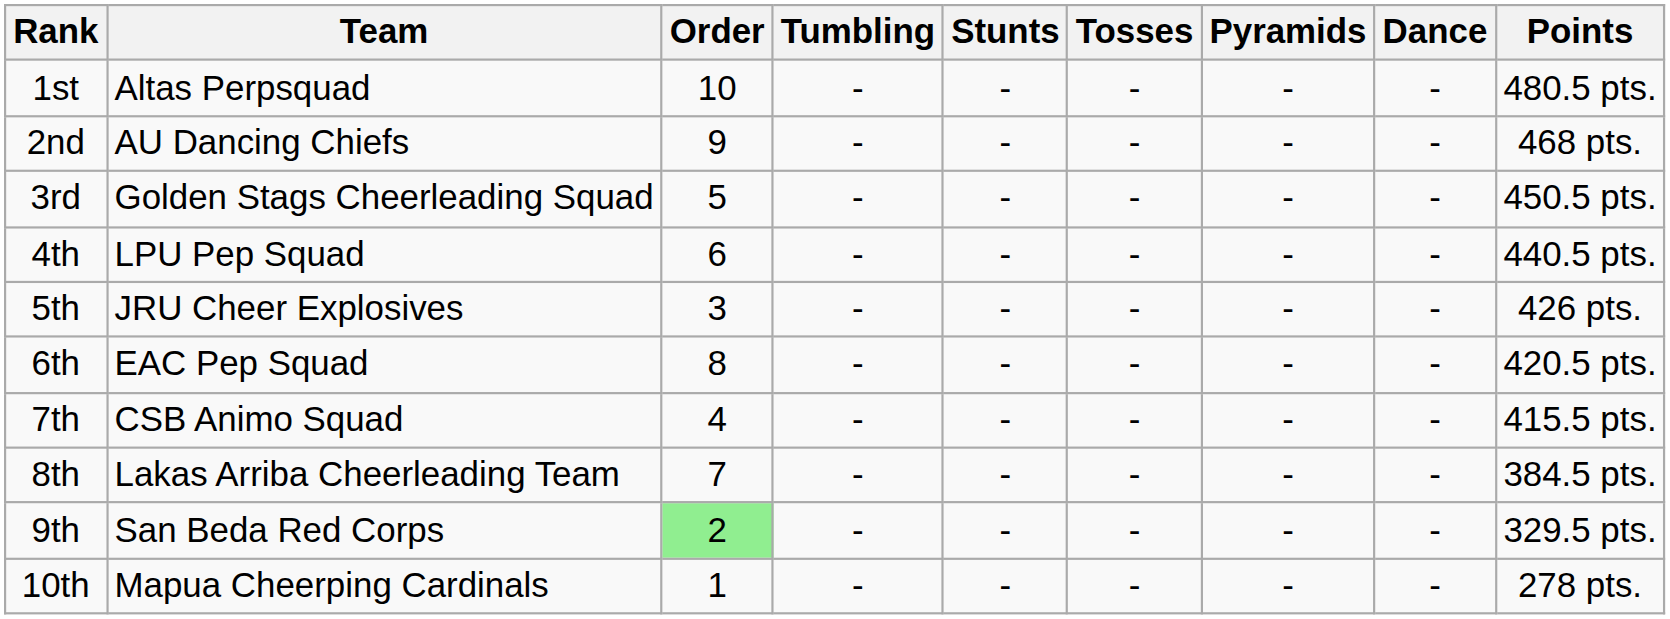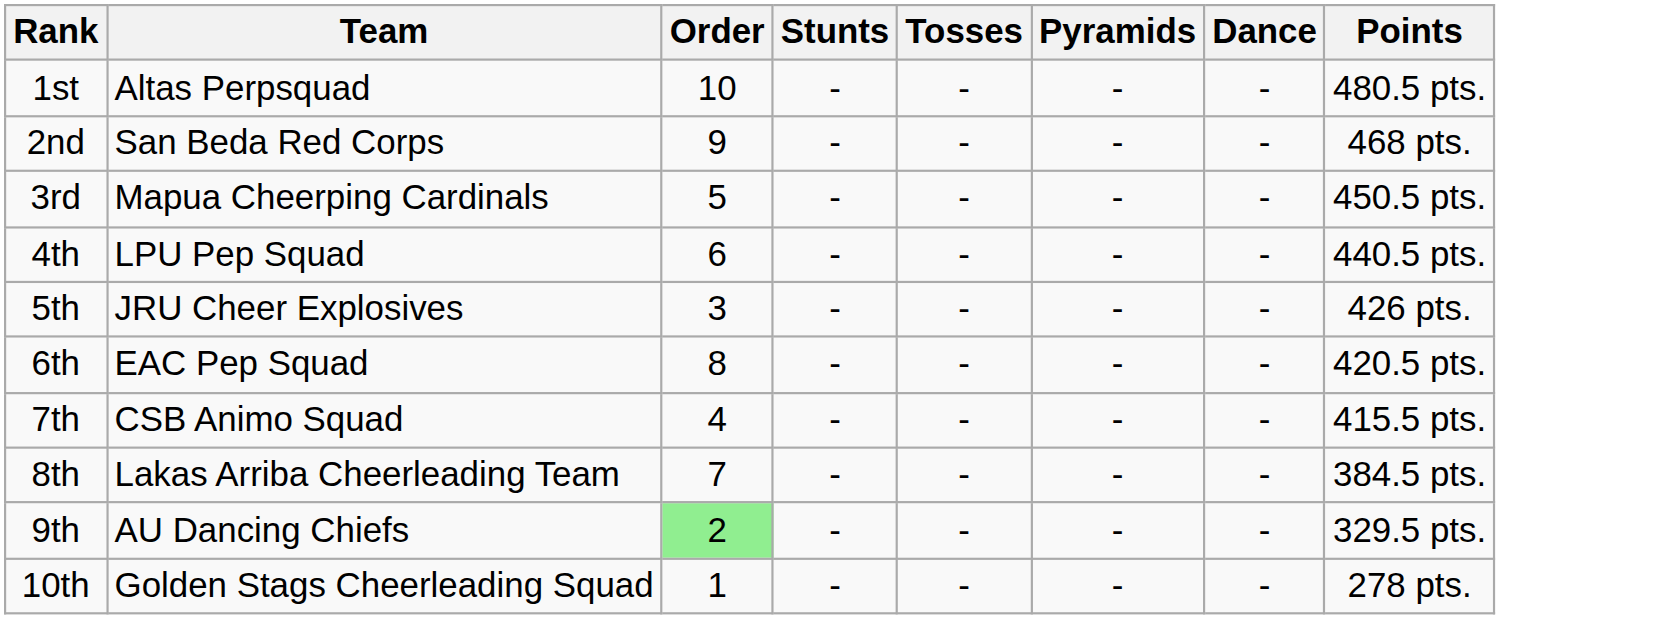- column: (858, 32)
(262, 142) AU Dancing Chiefs -> (279, 142) San Beda Red Corps
(384, 198) Golden Stags Cheerleading Squad -> (332, 198) Mapua Cheerping Cardinals
(279, 530) San Beda Red Corps -> (262, 530) AU Dancing Chiefs
(332, 585) Mapua Cheerping Cardinals -> (384, 585) Golden Stags Cheerleading Squad
